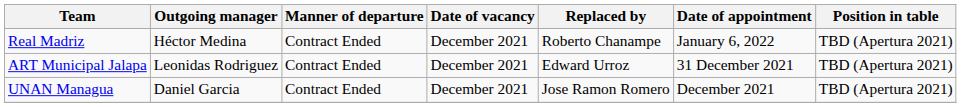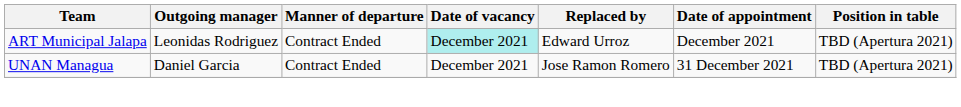- row: (46, 41)
(479, 65) no background -> (479, 41) paleturquoise background
(735, 65) 31 December 2021 -> (726, 41) December 2021
(726, 89) December 2021 -> (735, 65) 31 December 2021
